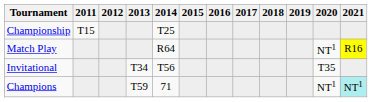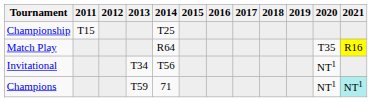(327, 49) NT1 -> (327, 47) T35
(327, 67) T35 -> (327, 66) NT1
